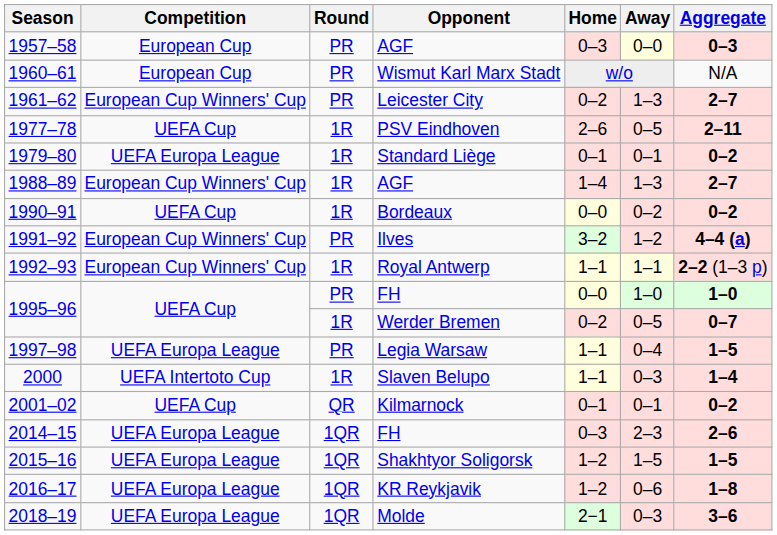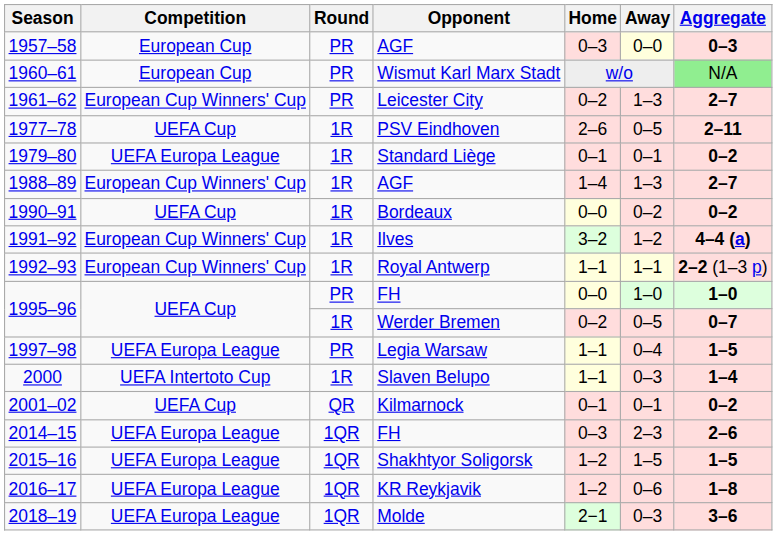(723, 73) no background -> (723, 73) lightgreen background
(342, 239) PR -> (342, 239) 1R
